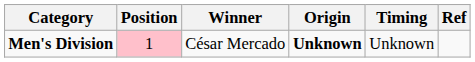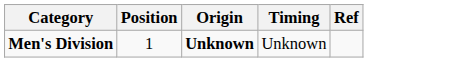- column: (235, 17)
(149, 43) pink background -> (149, 43) no background
